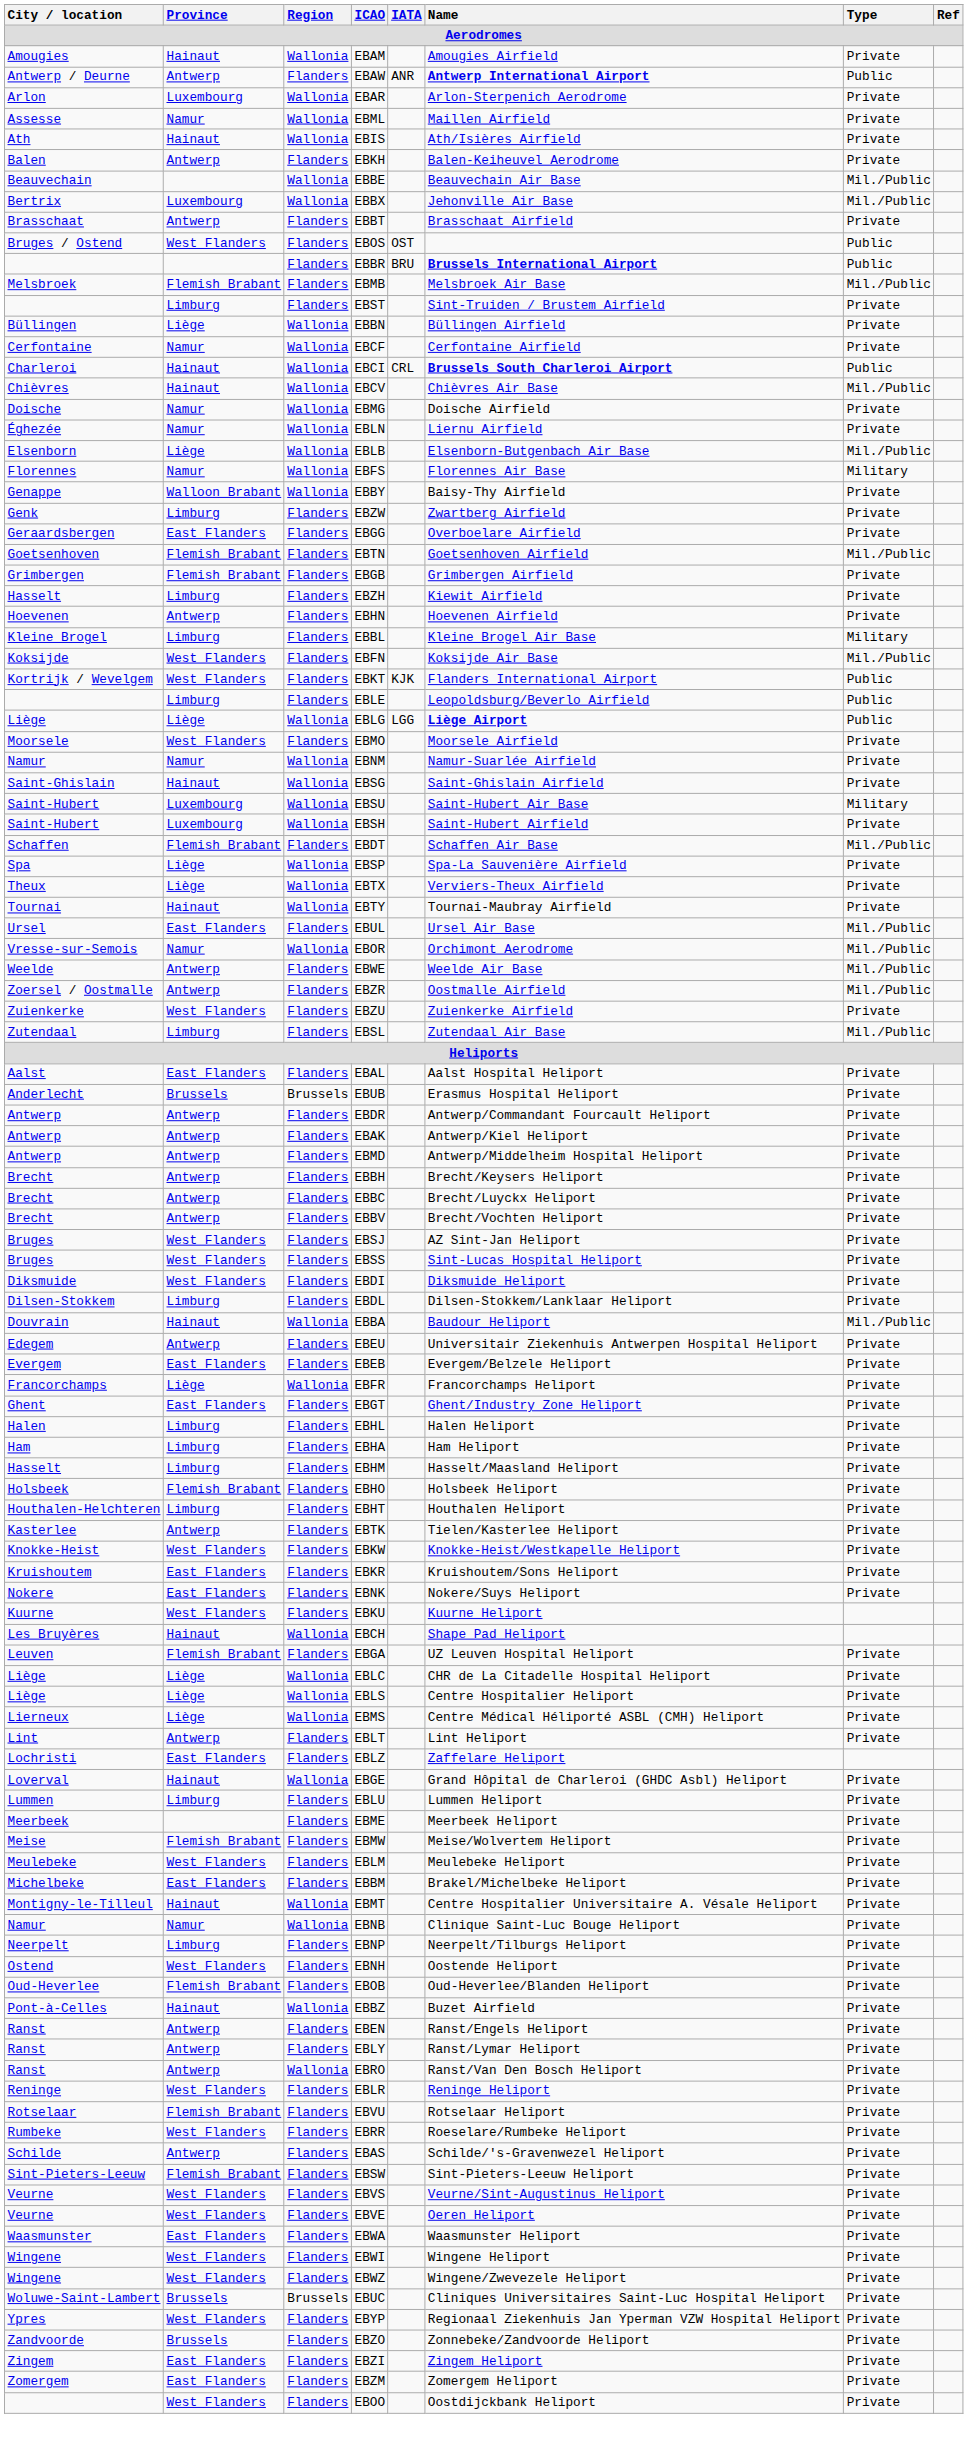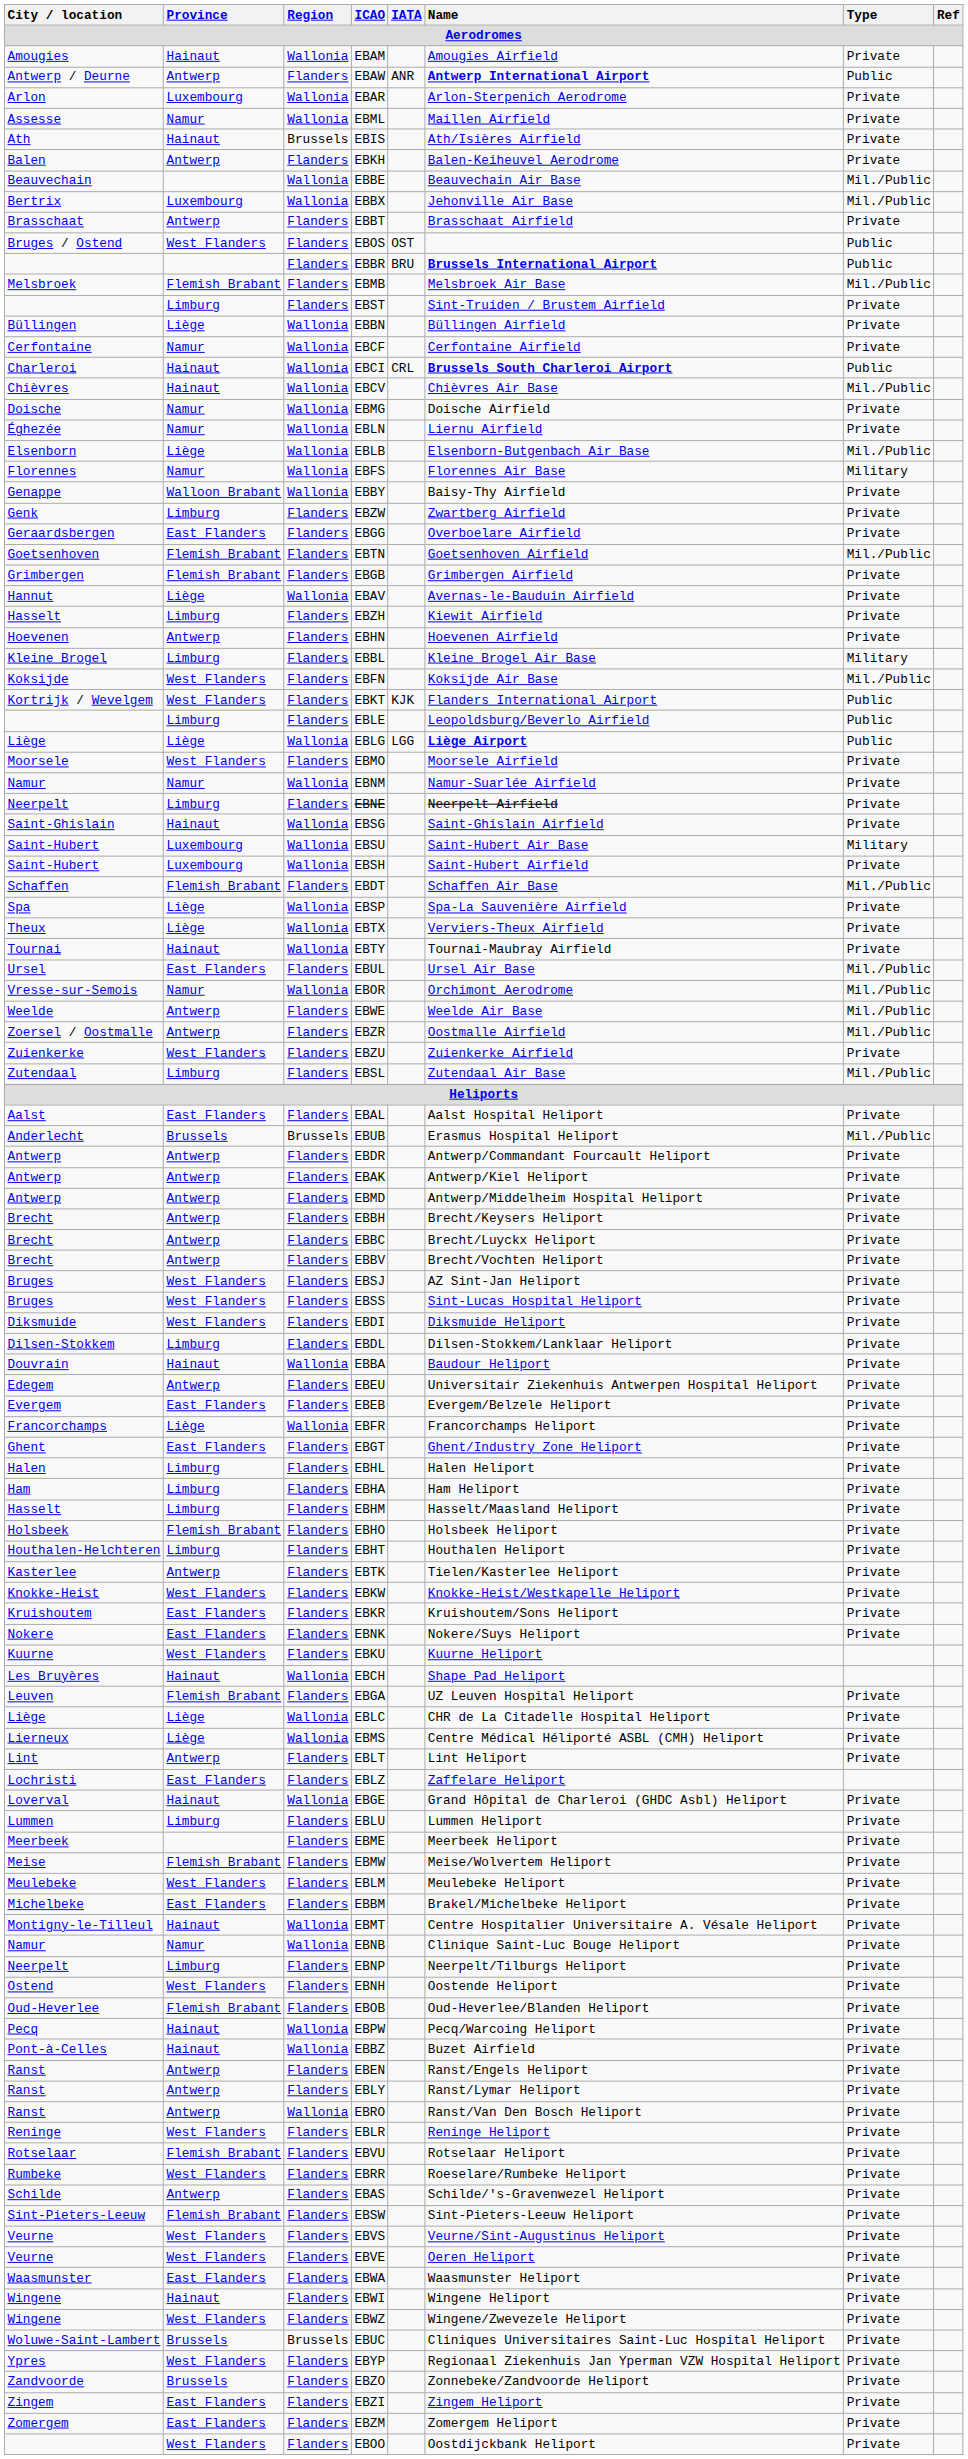(318, 139) Wallonia -> (318, 139) Brussels
+ row: (370, 596)
+ row: (370, 804)
(873, 1095) Private -> (889, 1136) Mil./Public
(889, 1323) Mil./Public -> (873, 1365) Private
- row: (370, 1697)
+ row: (370, 2029)
(216, 2257) West Flanders -> (193, 2299) Hainaut
